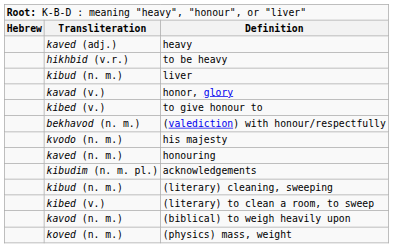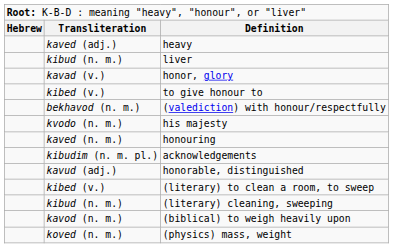- row: (195, 60)
+ row: (233, 171)
rows swapped: (248, 187) <-> (268, 203)
